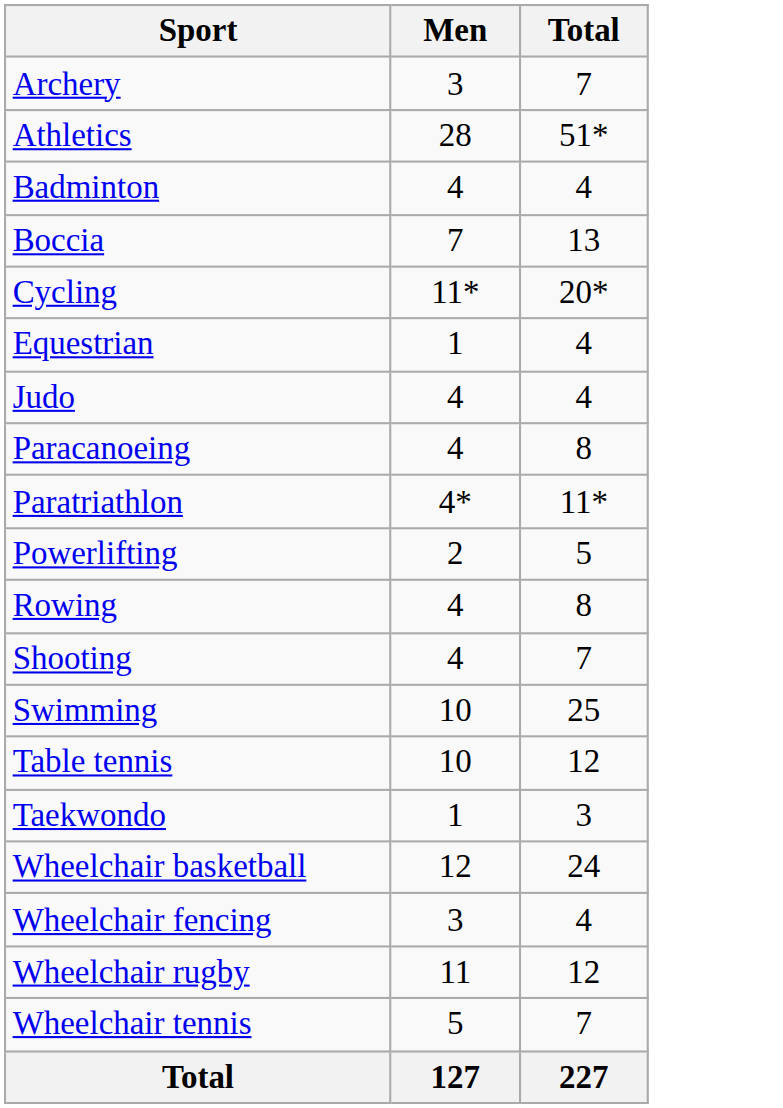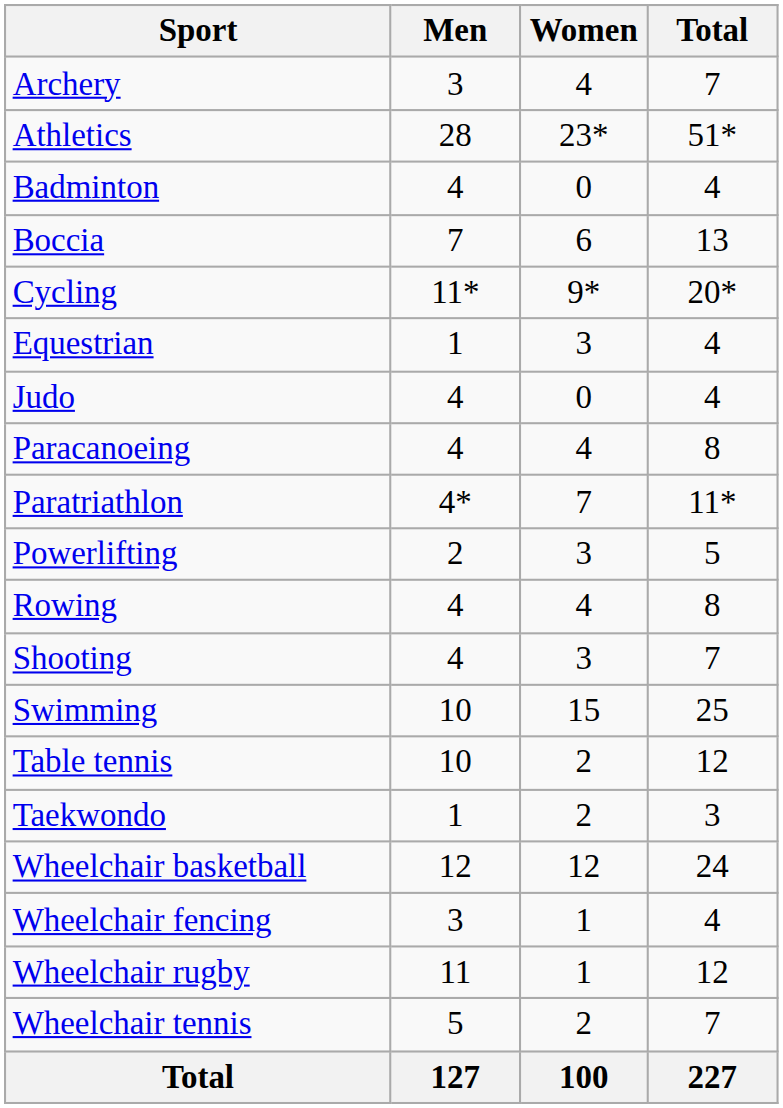+ column: (584, 30)
